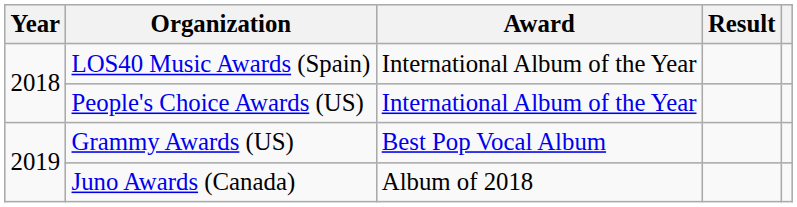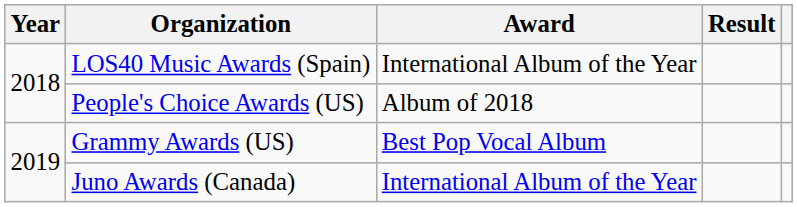(539, 102) International Album of the Year -> (457, 102) Album of 2018
(457, 181) Album of 2018 -> (539, 181) International Album of the Year
